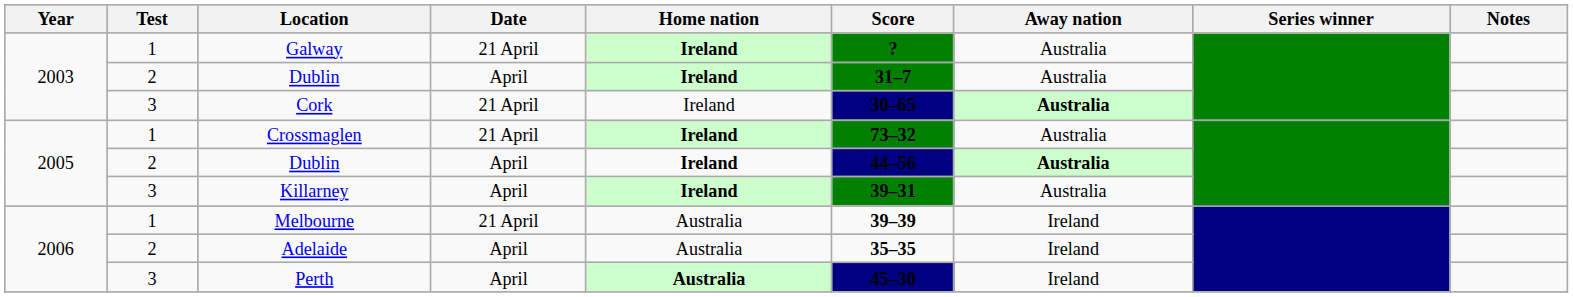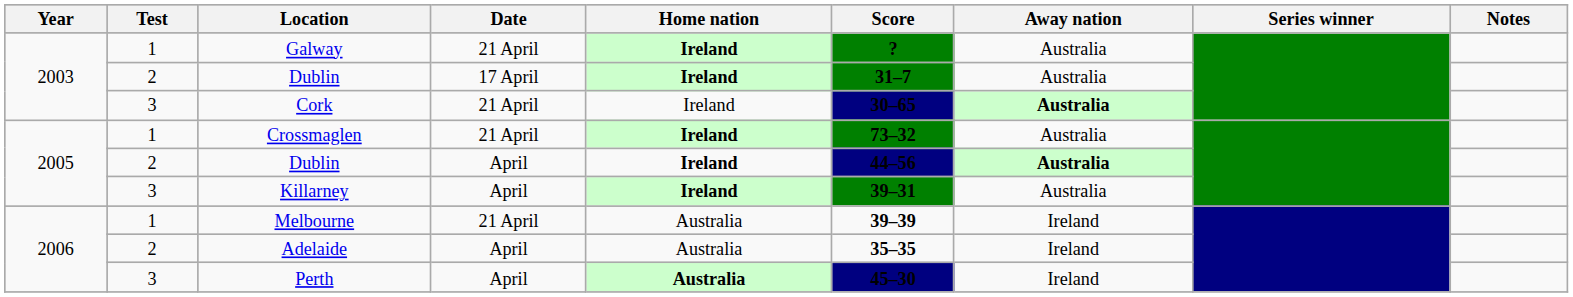(509, 76) April -> (509, 76) 17 April
